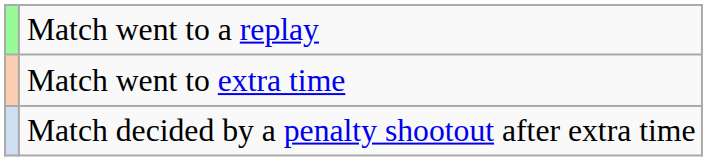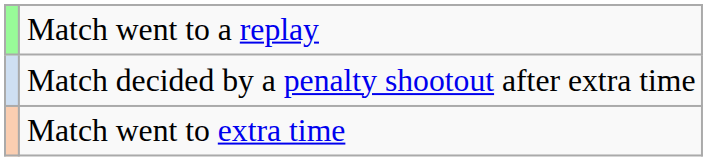rows swapped: (186, 79) <-> (361, 130)
